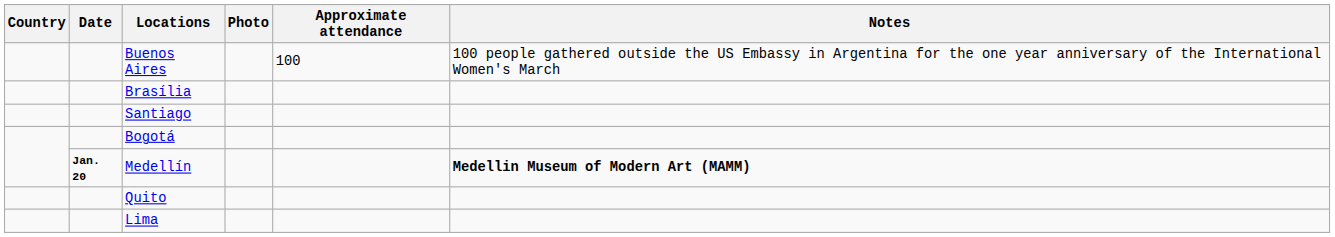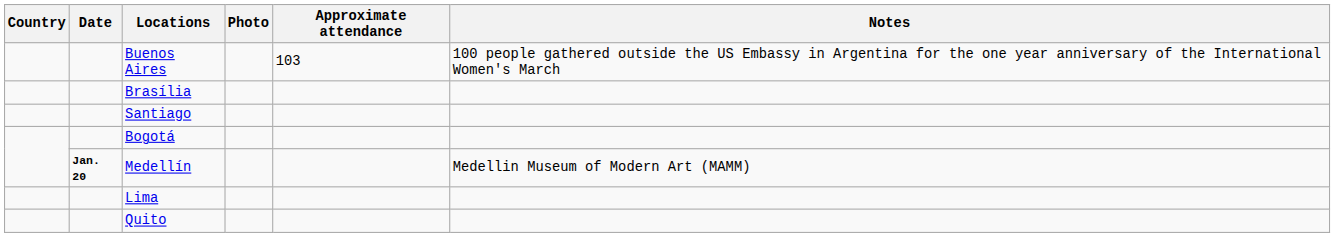(288, 62) 100 -> (288, 62) 103
(602, 168) bold -> (602, 168) normal
rows swapped: (146, 198) <-> (142, 221)
